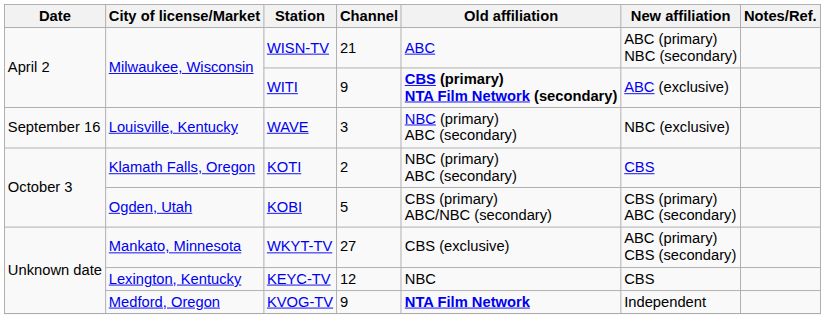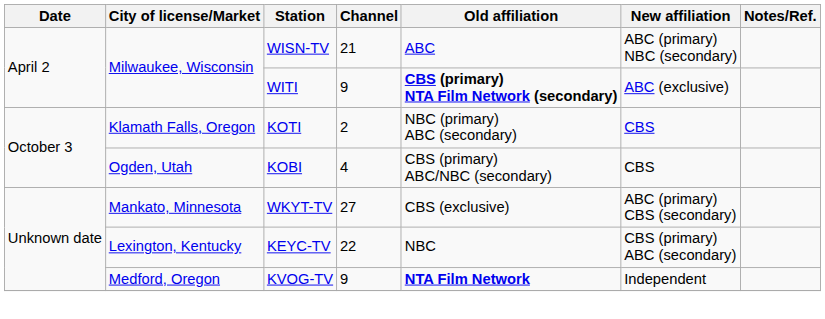- row: (288, 127)
(344, 207) 5 -> (344, 167) 4
(680, 207) CBS (primary) ABC (secondary) -> (639, 167) CBS
(348, 278) 12 -> (348, 247) 22
(639, 278) CBS -> (680, 247) CBS (primary) ABC (secondary)
